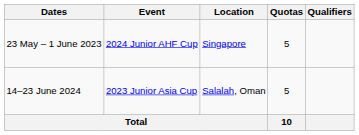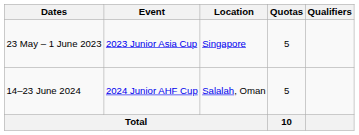(152, 43) 2024 Junior AHF Cup -> (152, 43) 2023 Junior Asia Cup
(152, 91) 2023 Junior Asia Cup -> (152, 91) 2024 Junior AHF Cup
